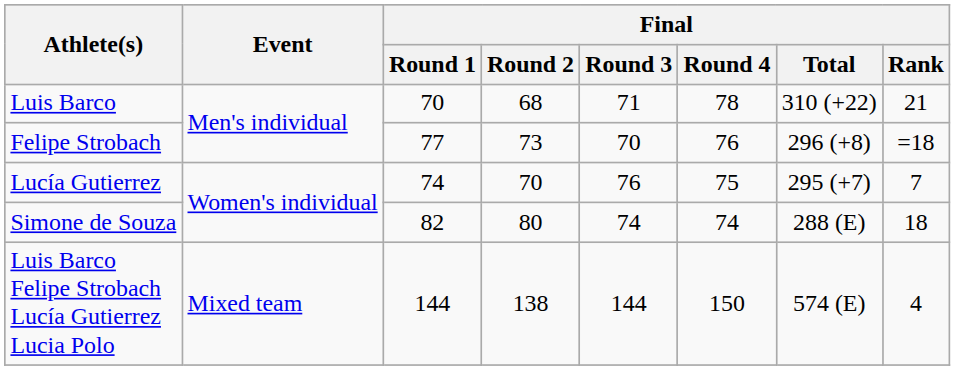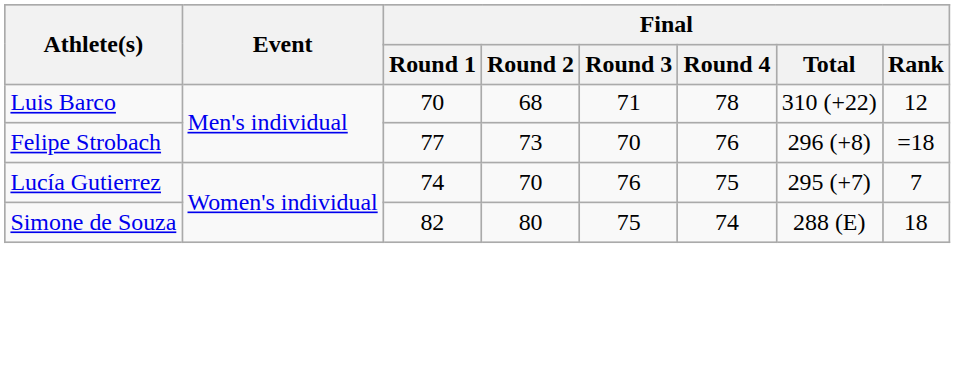(916, 103) 21 -> (916, 103) 12
(629, 221) 74 -> (629, 221) 75
- row: (86, 303)
